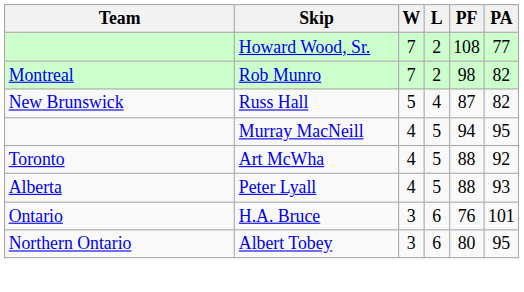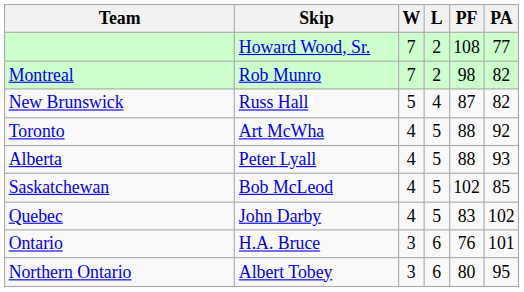- row: (301, 131)
+ row: (286, 187)
+ row: (280, 215)
